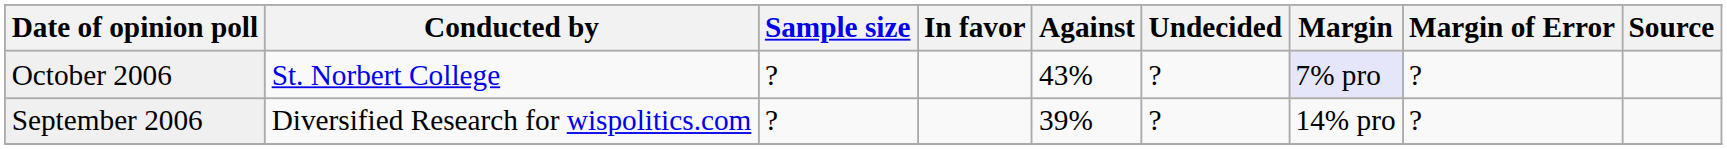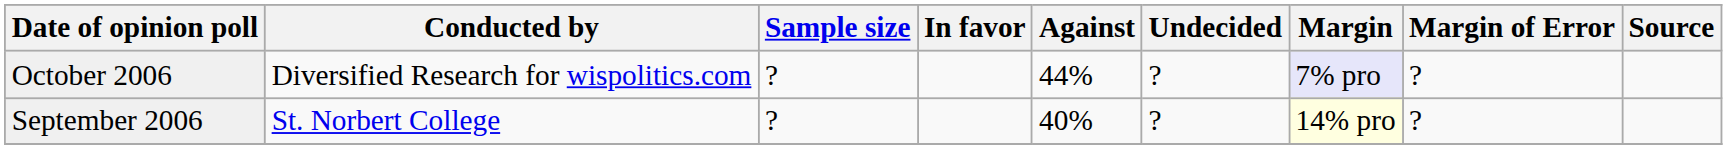(386, 74) St. Norbert College -> (512, 74) Diversified Research for wispolitics.com
(1066, 74) 43% -> (1066, 74) 44%
(512, 120) Diversified Research for wispolitics.com -> (386, 120) St. Norbert College
(1066, 120) 39% -> (1066, 120) 40%
(1346, 120) no background -> (1346, 120) lightyellow background
